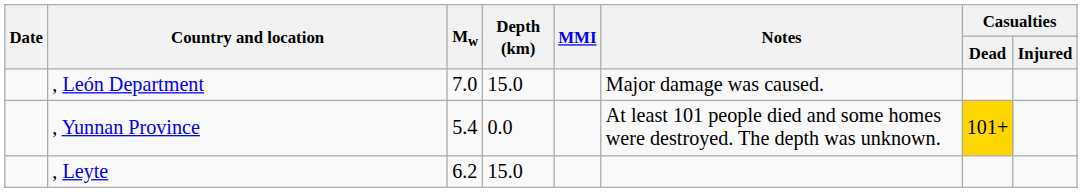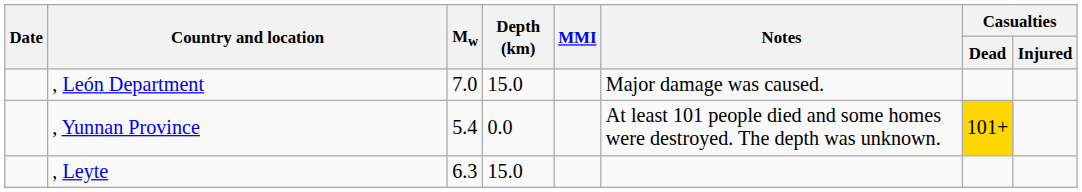(465, 171) 6.2 -> (465, 171) 6.3
